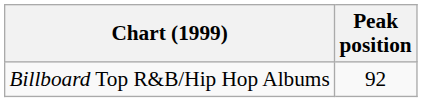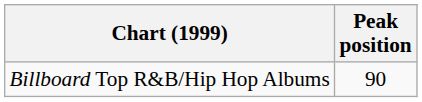(376, 79) 92 -> (376, 79) 90
